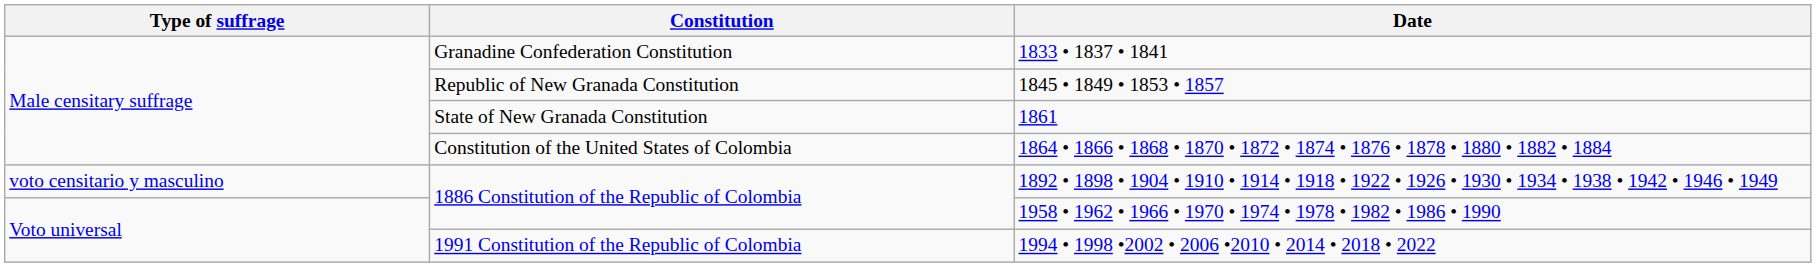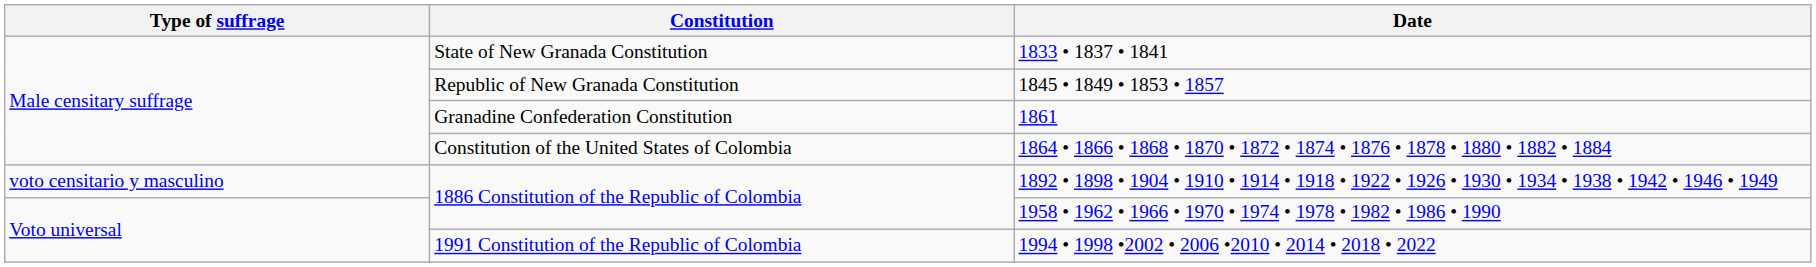(583, 52) Granadine Confederation Constitution -> (571, 52) State of New Granada Constitution
(571, 116) State of New Granada Constitution -> (583, 116) Granadine Confederation Constitution
